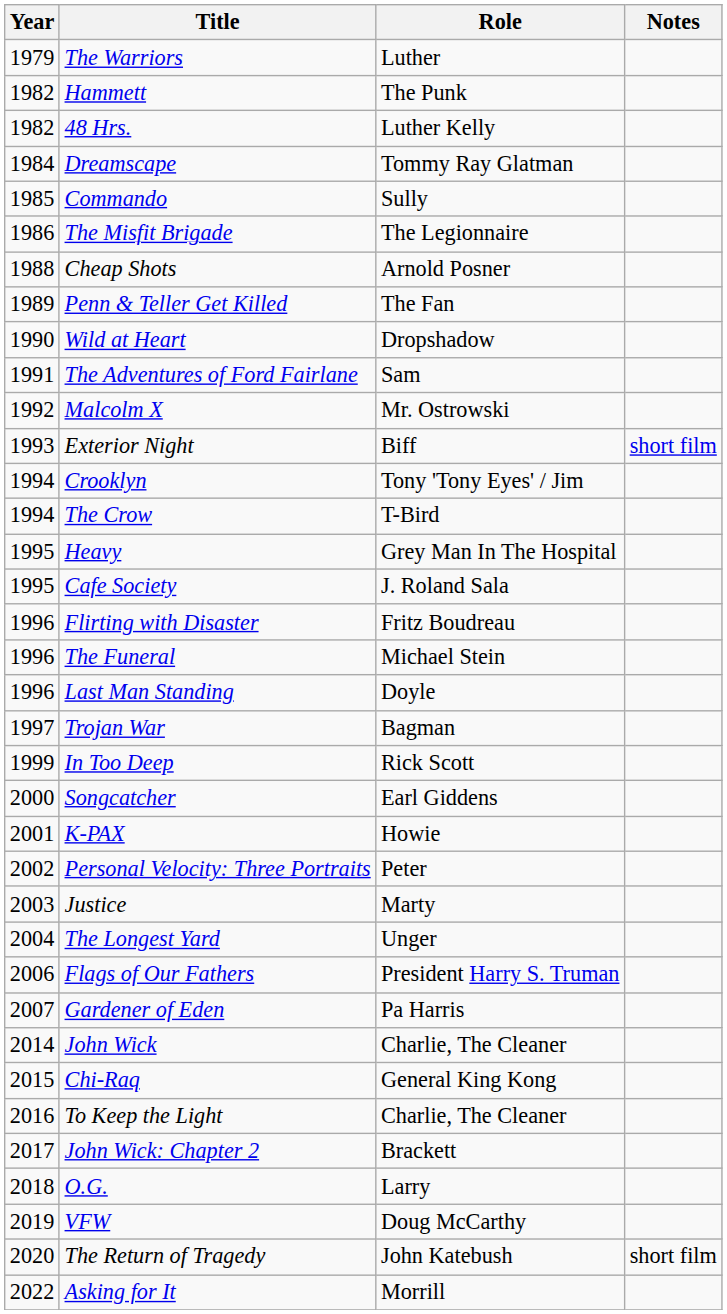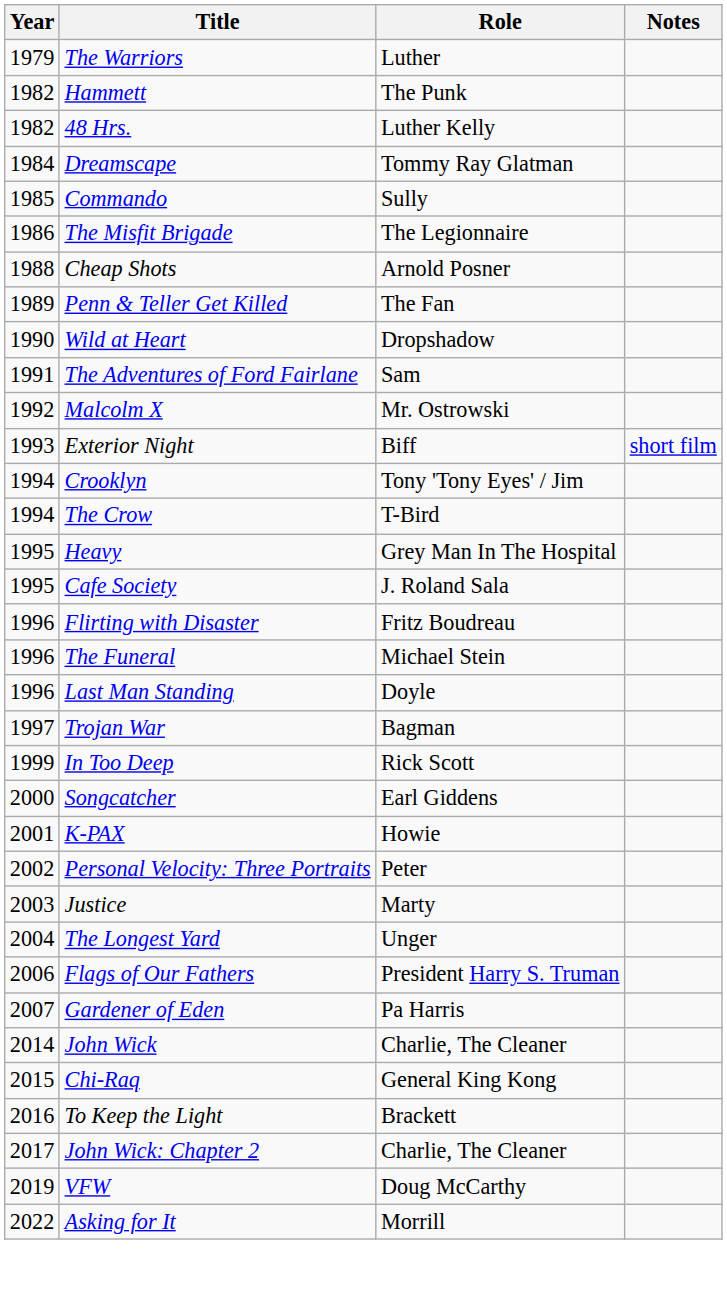(474, 1115) Charlie, The Cleaner -> (419, 1115) Brackett
(419, 1150) Brackett -> (474, 1150) Charlie, The Cleaner
- row: (86, 1186)
- row: (165, 1256)
